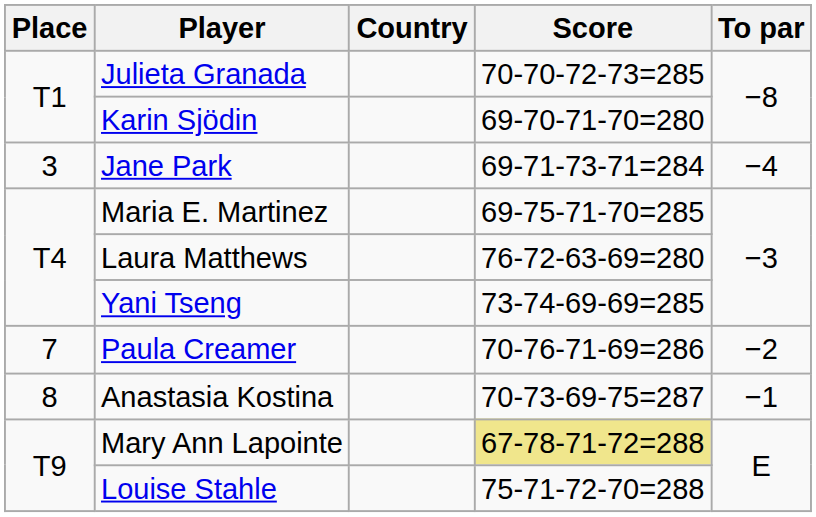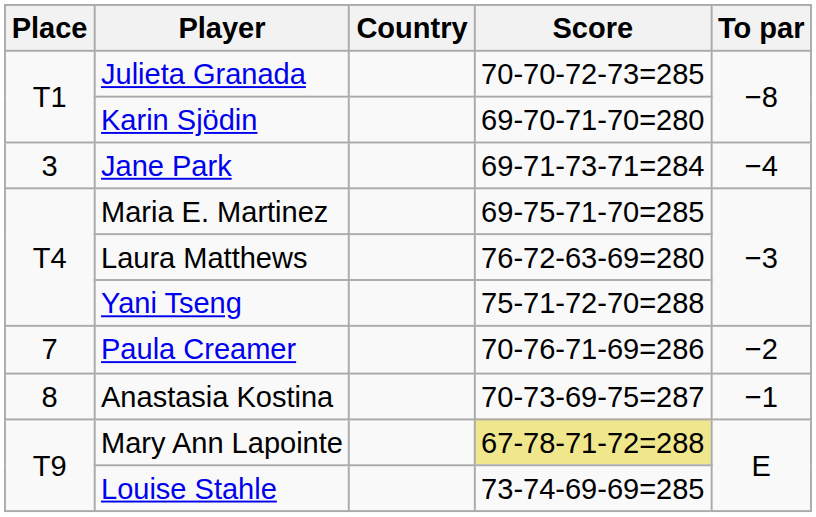(593, 304) 73-74-69-69=285 -> (593, 304) 75-71-72-70=288
(593, 488) 75-71-72-70=288 -> (593, 488) 73-74-69-69=285
